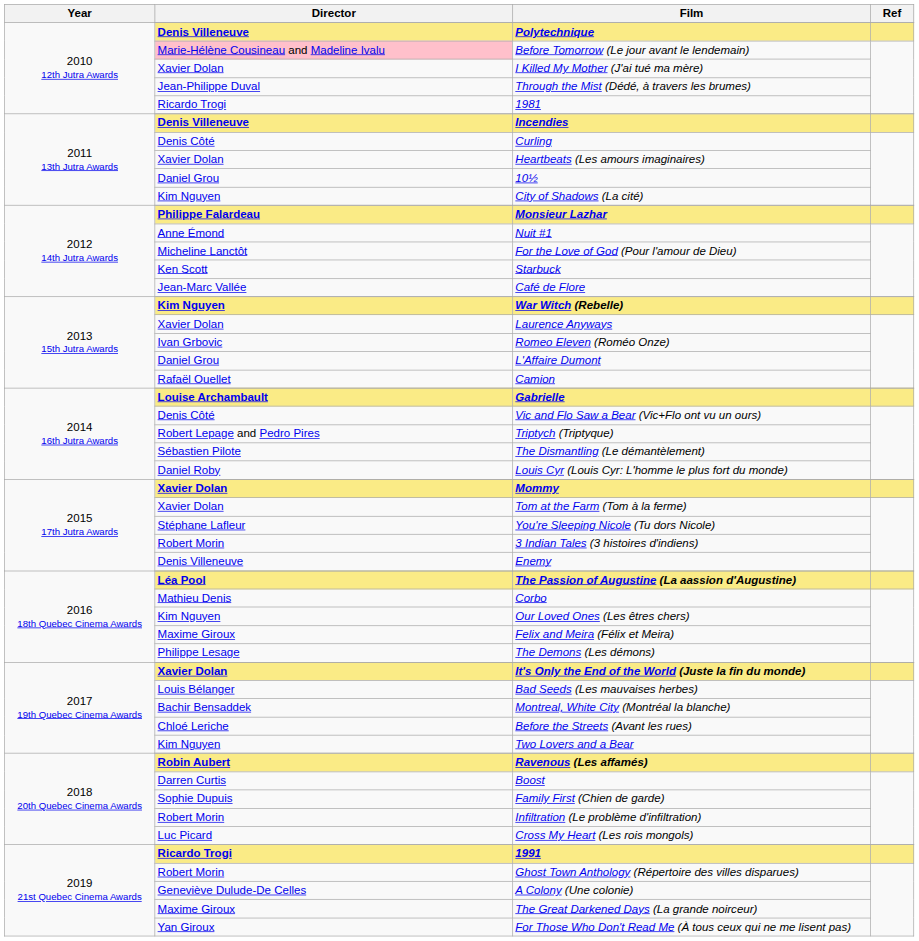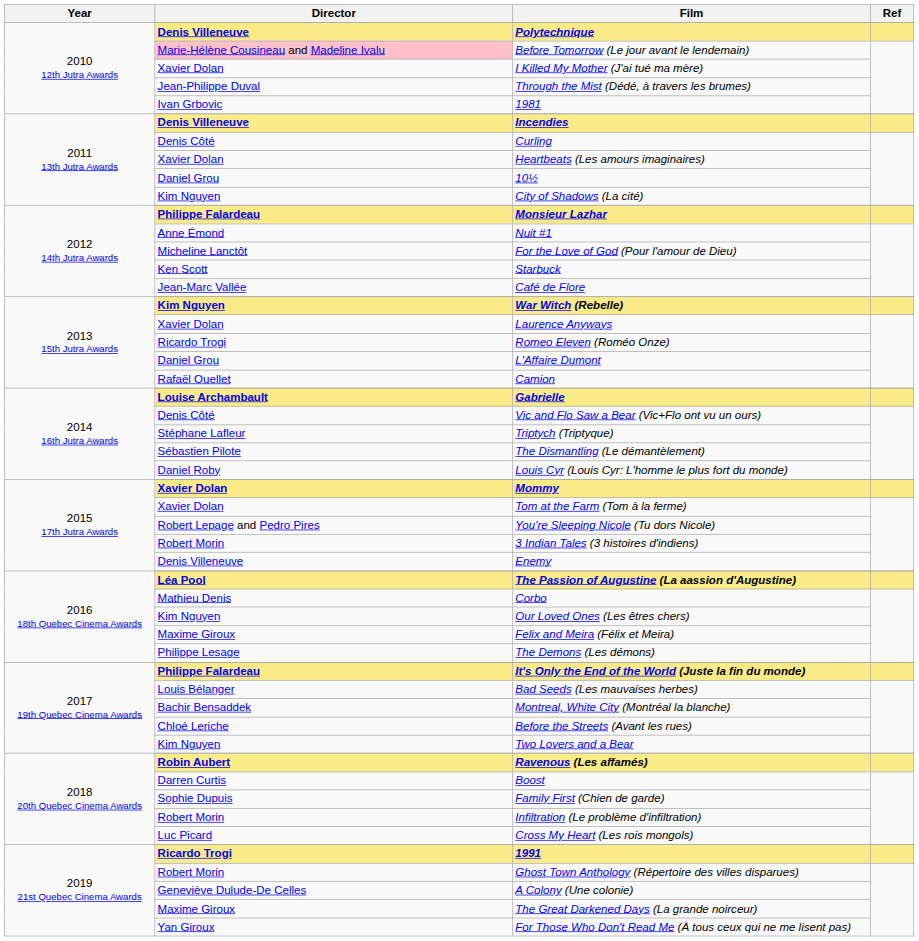(192, 104) Ricardo Trogi -> (190, 104) Ivan Grbovic
(190, 342) Ivan Grbovic -> (192, 342) Ricardo Trogi
(239, 433) Robert Lepage and Pedro Pires -> (201, 433) Stéphane Lafleur
(201, 525) Stéphane Lafleur -> (239, 525) Robert Lepage and Pedro Pires
(193, 671) Xavier Dolan -> (209, 671) Philippe Falardeau
